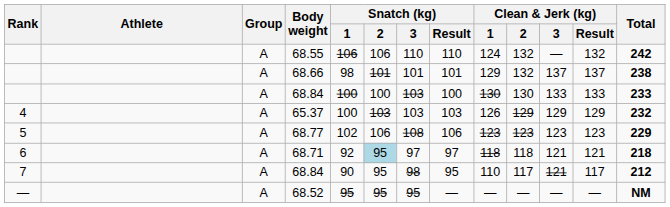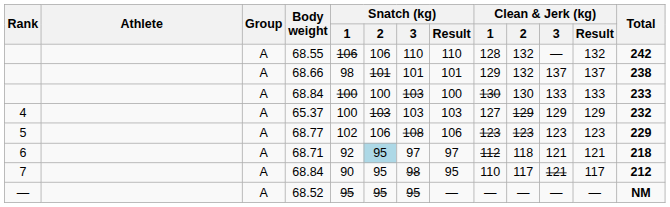(490, 53) 124 -> (490, 53) 128
(490, 113) 126 -> (490, 113) 127
(490, 152) 118 -> (490, 152) 112
